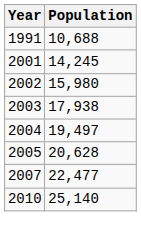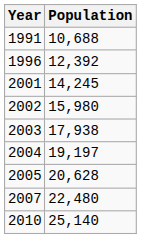+ row: (25, 62)
(74, 130) 19,497 -> (74, 153) 19,197
(74, 176) 22,477 -> (74, 199) 22,480
